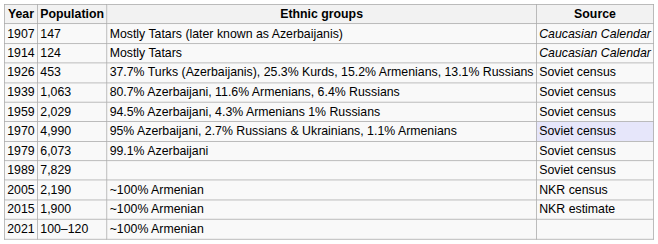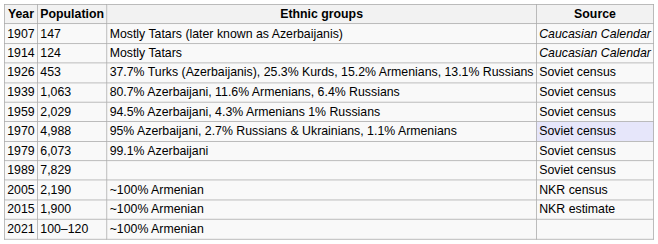(56, 131) 4,990 -> (56, 131) 4,988
